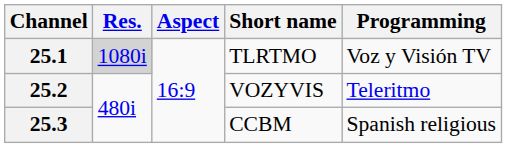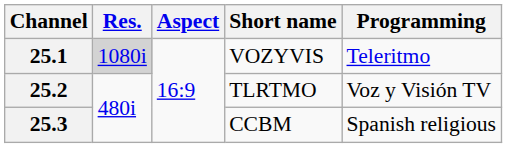(273, 55) TLRTMO -> (277, 55) VOZYVIS
(419, 55) Voz y Visión TV -> (388, 55) Teleritmo
(277, 90) VOZYVIS -> (273, 90) TLRTMO
(388, 90) Teleritmo -> (419, 90) Voz y Visión TV
